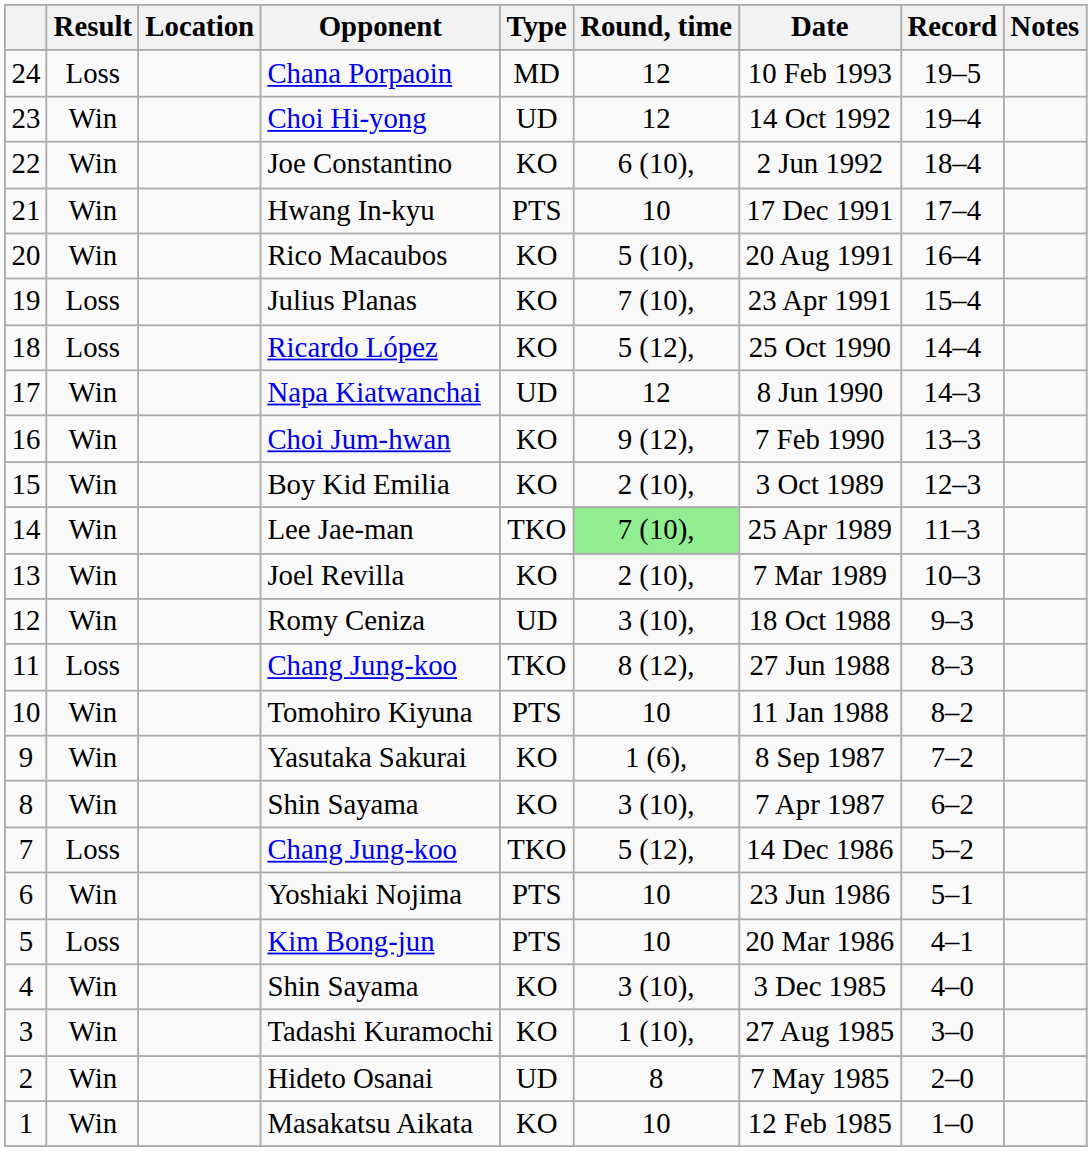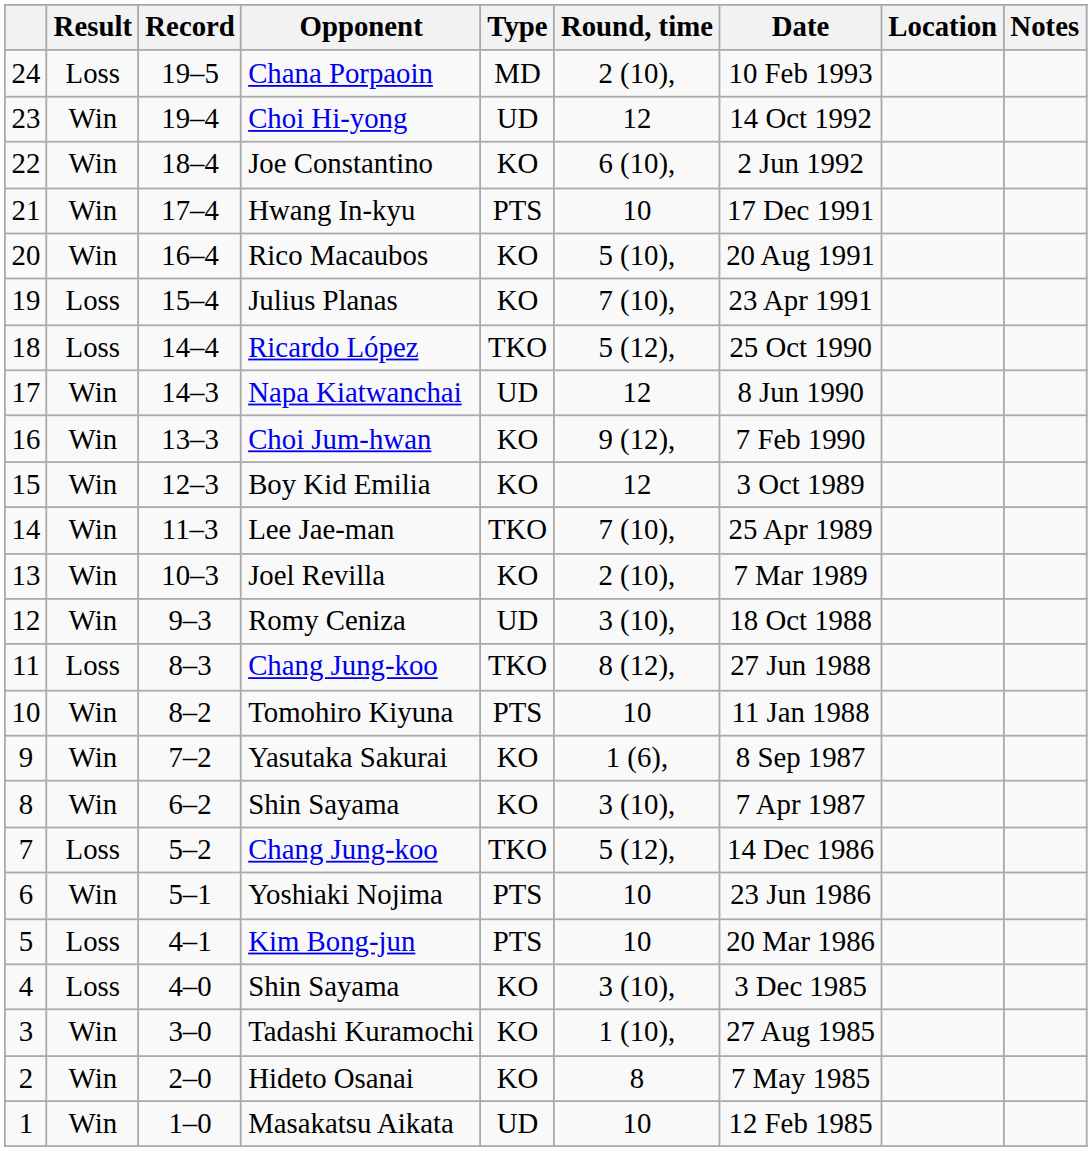columns swapped: (952, 27) <-> (200, 27)
(656, 73) 12 -> (637, 73) 2 (10),
(537, 347) KO -> (517, 347) TKO
(656, 484) 2 (10), -> (637, 484) 12
(656, 529) lightgreen background -> (637, 529) no background
(93, 986) Win -> (93, 986) Loss
(537, 1077) UD -> (517, 1077) KO
(537, 1123) KO -> (517, 1123) UD
